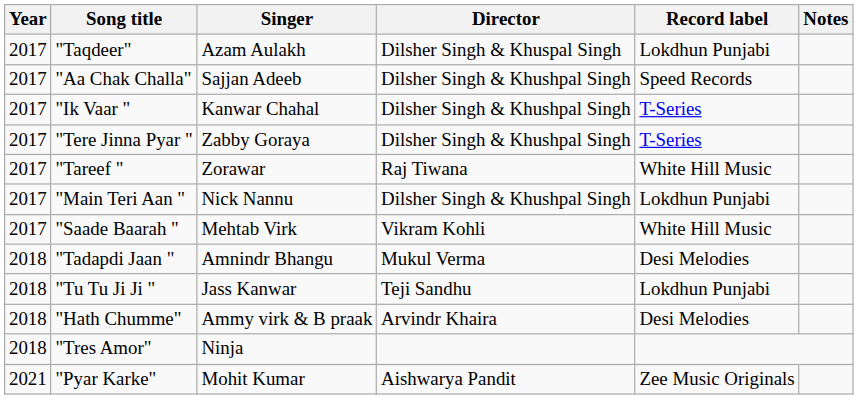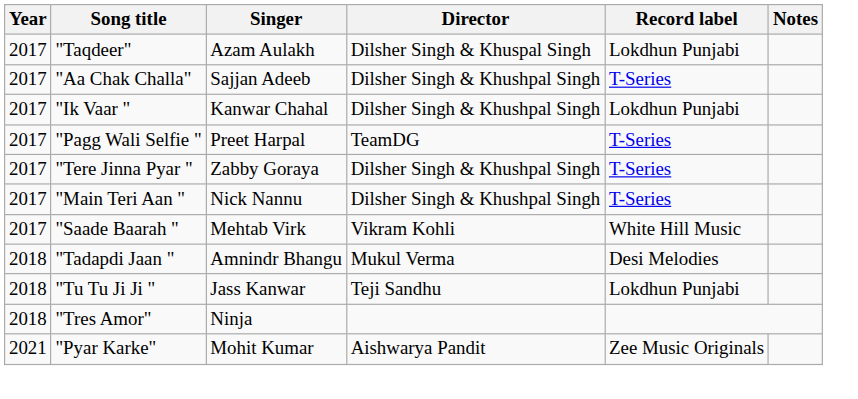(696, 79) Speed Records -> (640, 79) T-Series
(671, 109) T-Series -> (674, 109) Lokdhun Punjabi
+ row: (129, 139)
- row: (89, 169)
(705, 199) Lokdhun Punjabi -> (640, 199) T-Series
- row: (118, 318)
